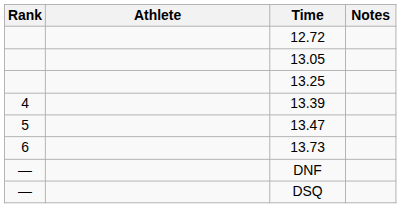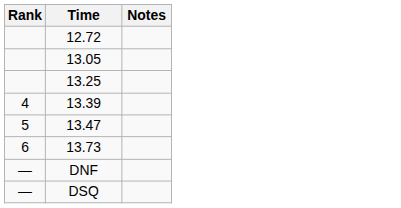- column: (158, 15)
